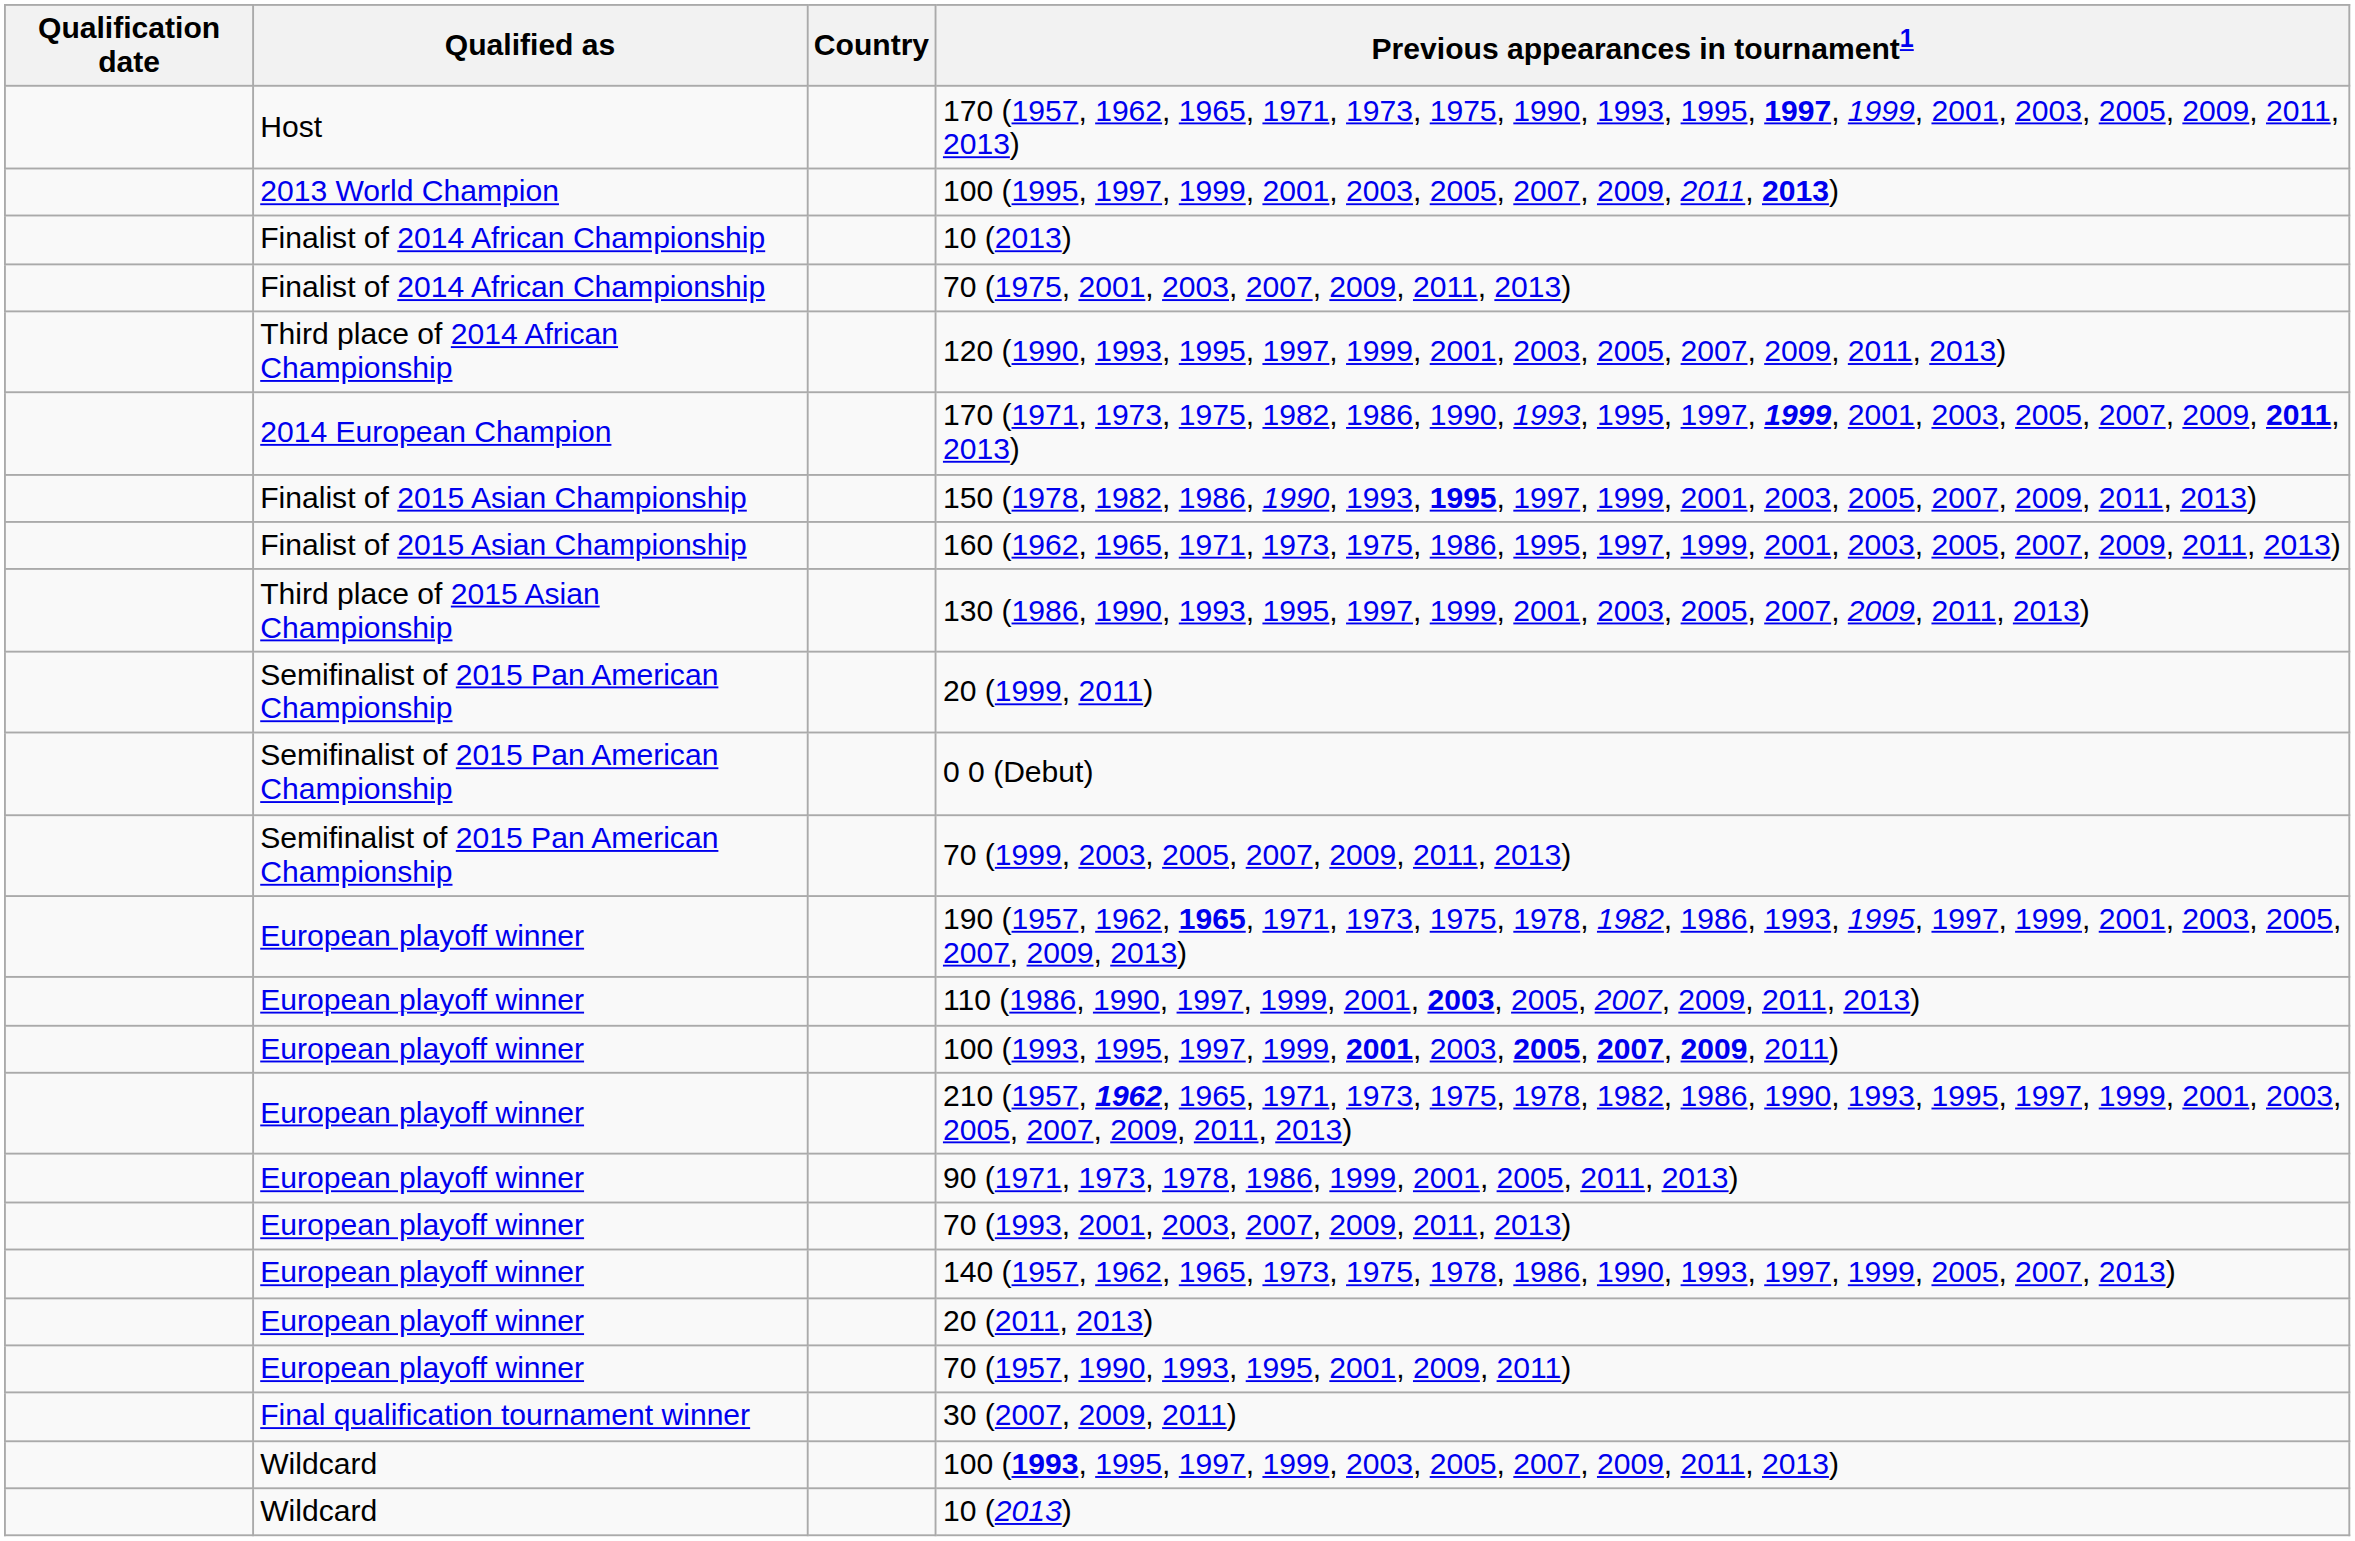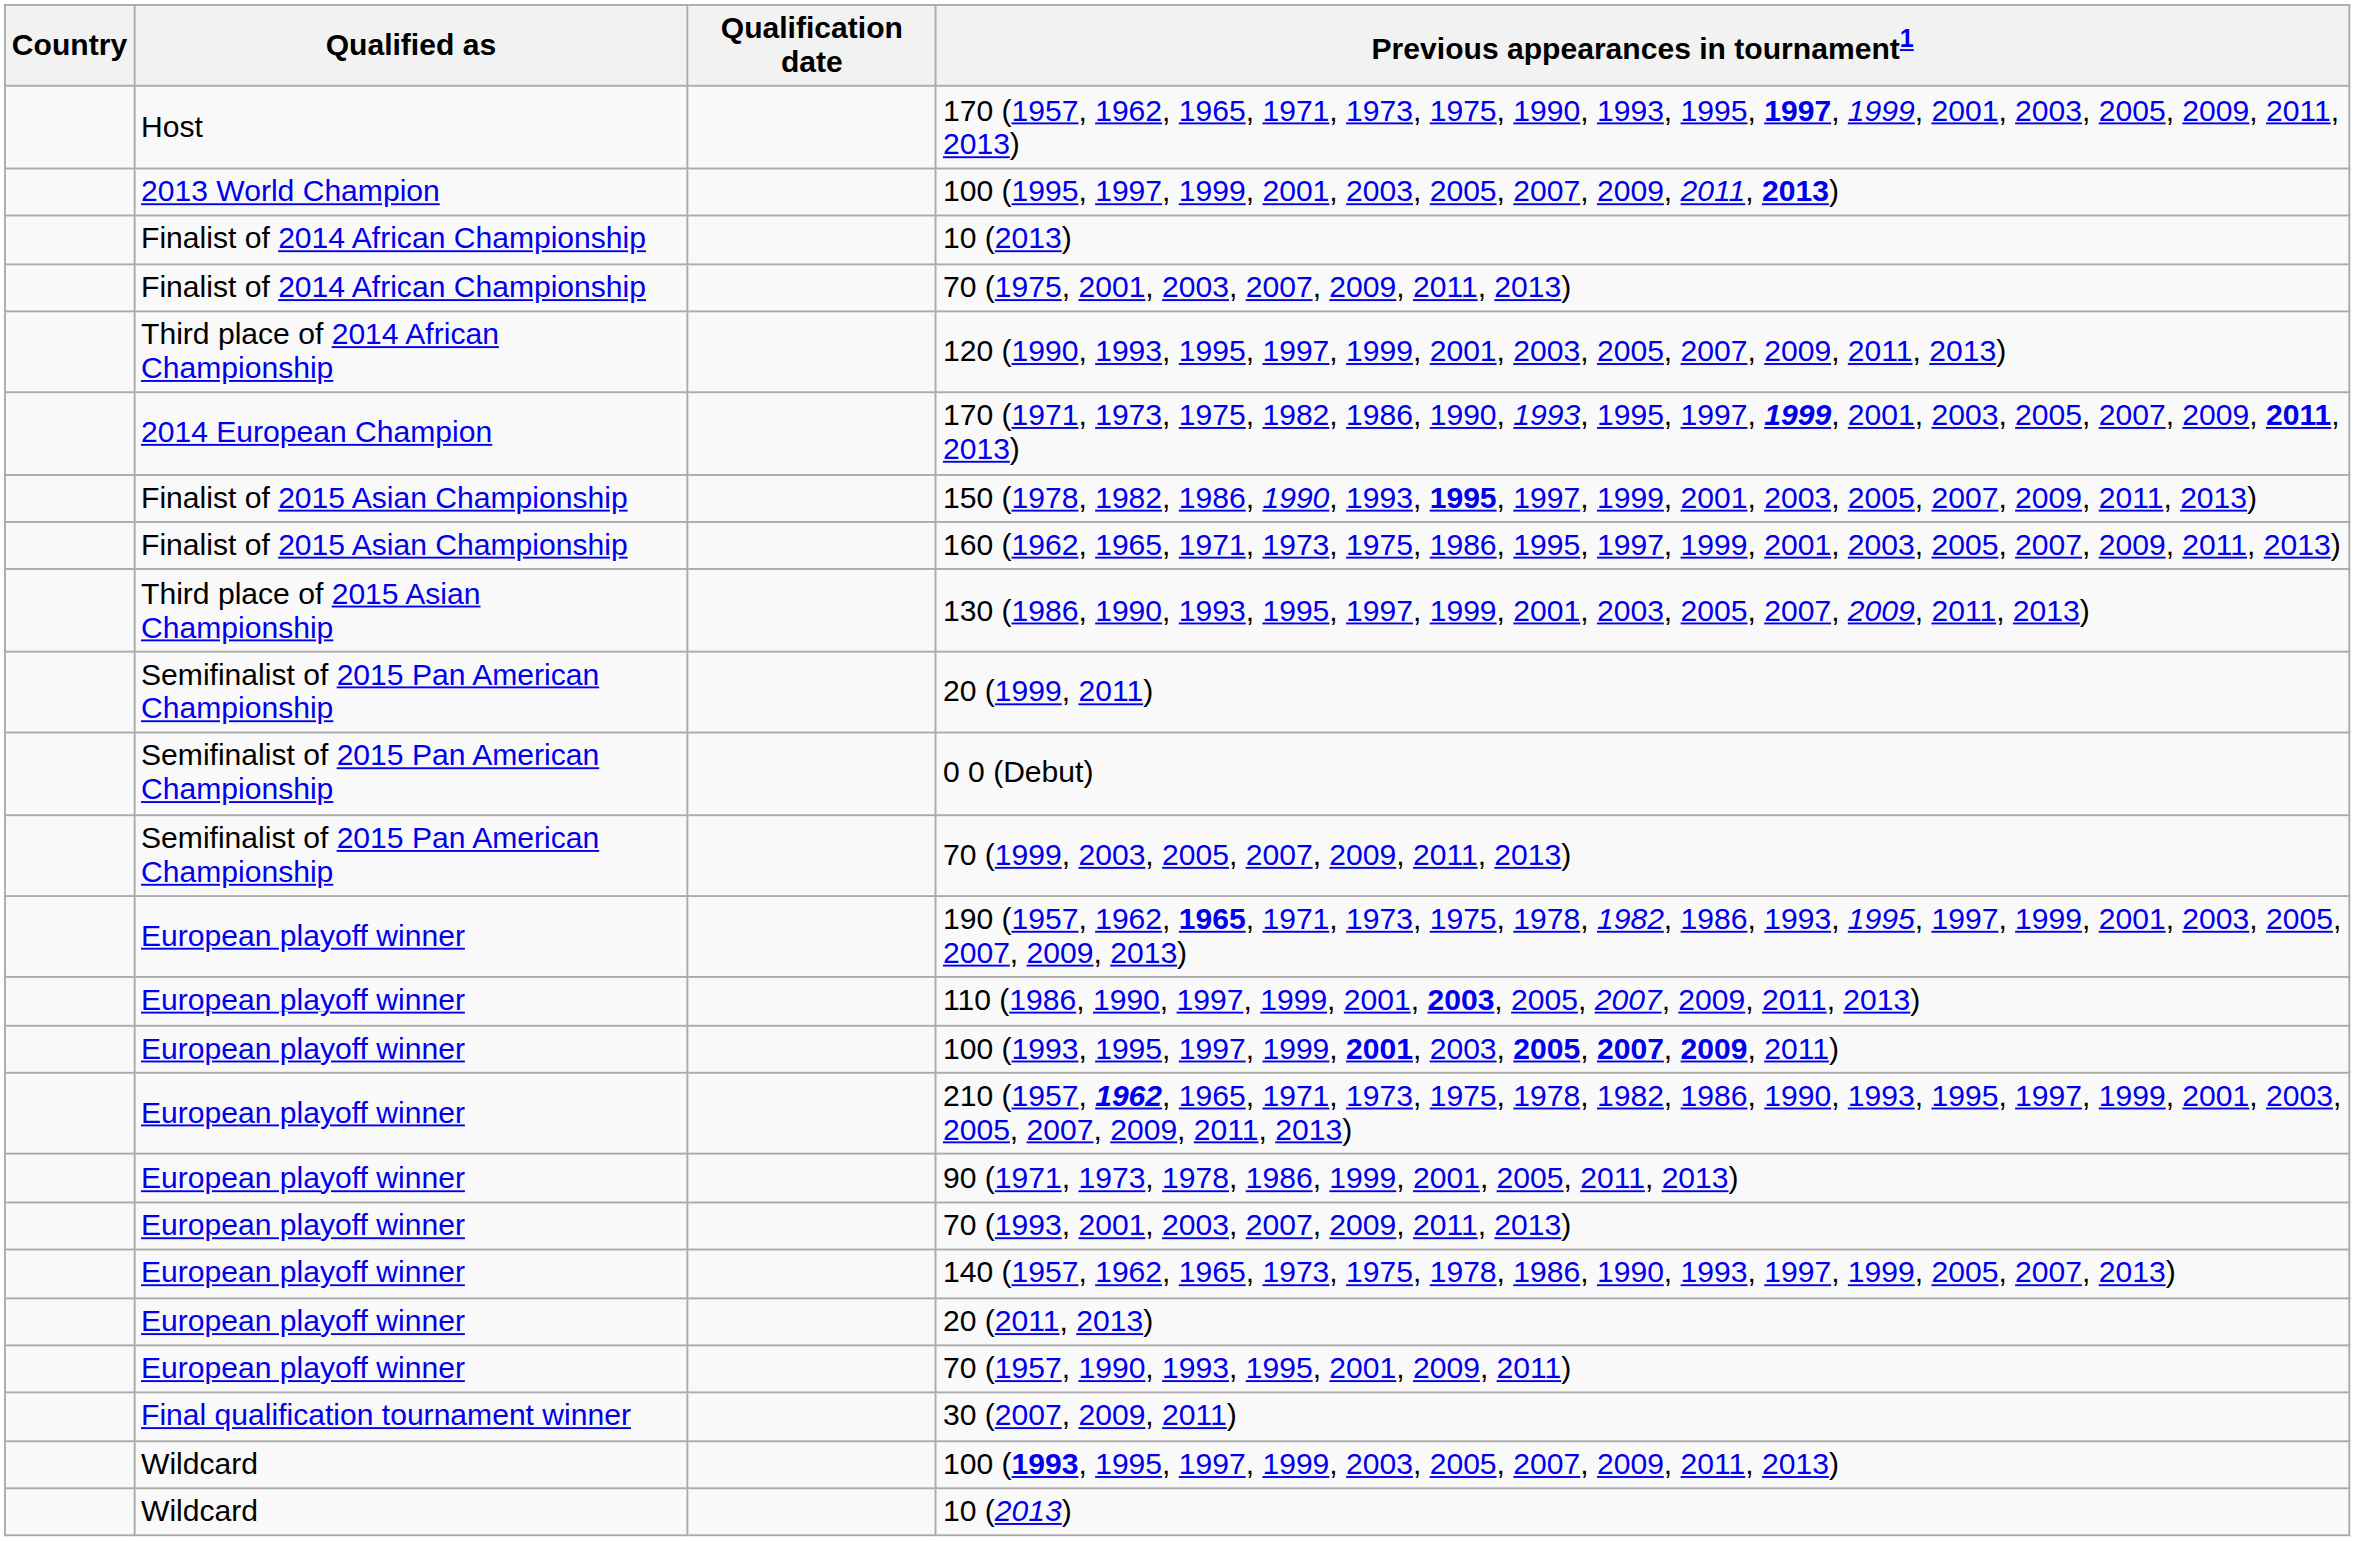columns swapped: (871, 45) <-> (129, 45)
